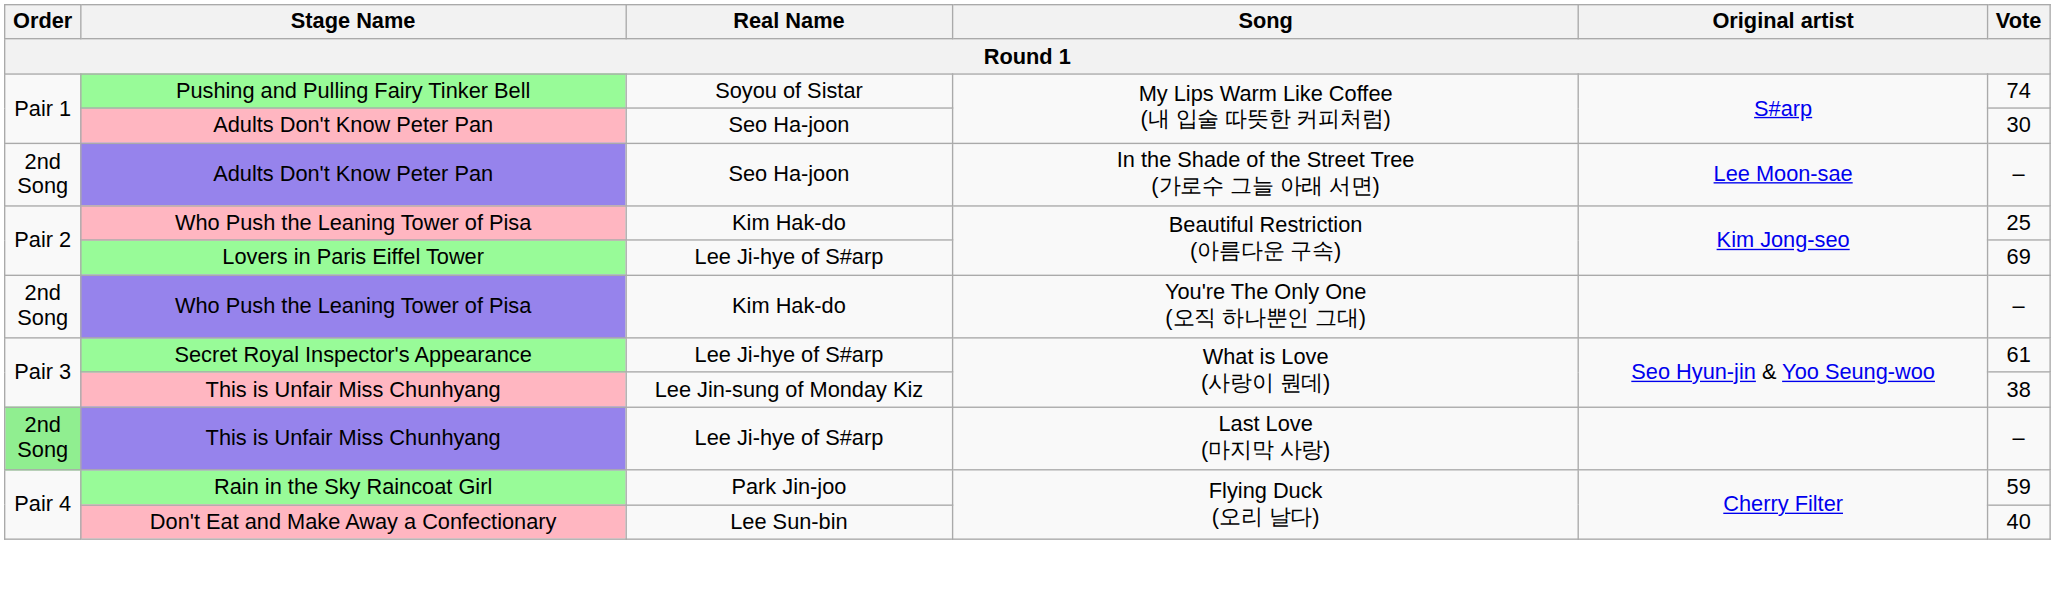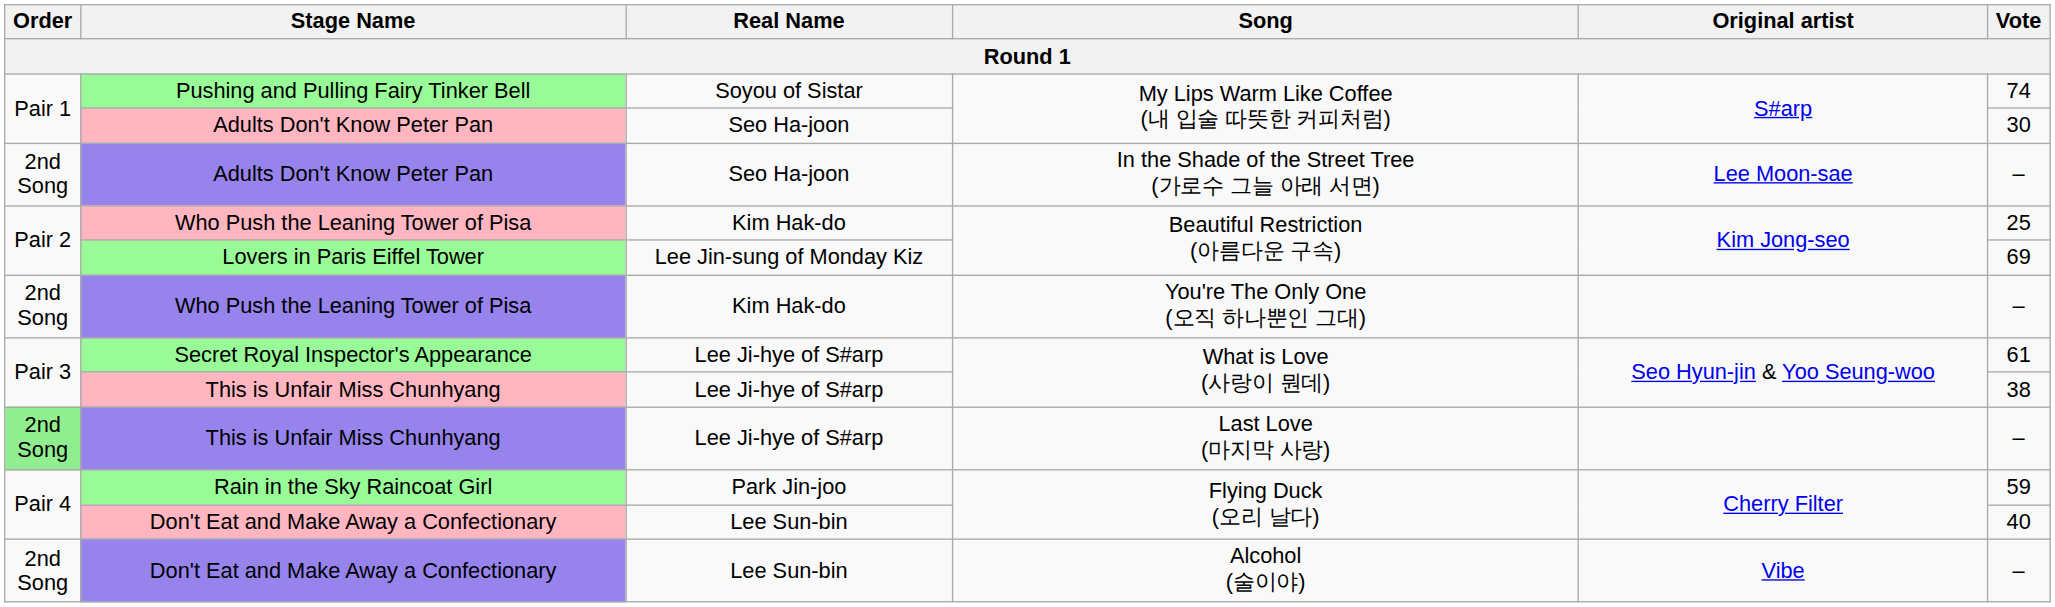(789, 257) Lee Ji-hye of S#arp -> (789, 257) Lee Jin-sung of Monday Kiz
(789, 389) Lee Jin-sung of Monday Kiz -> (789, 389) Lee Ji-hye of S#arp
+ row: (353, 570)
